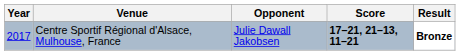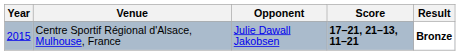(19, 36) 2017 -> (19, 36) 2015
